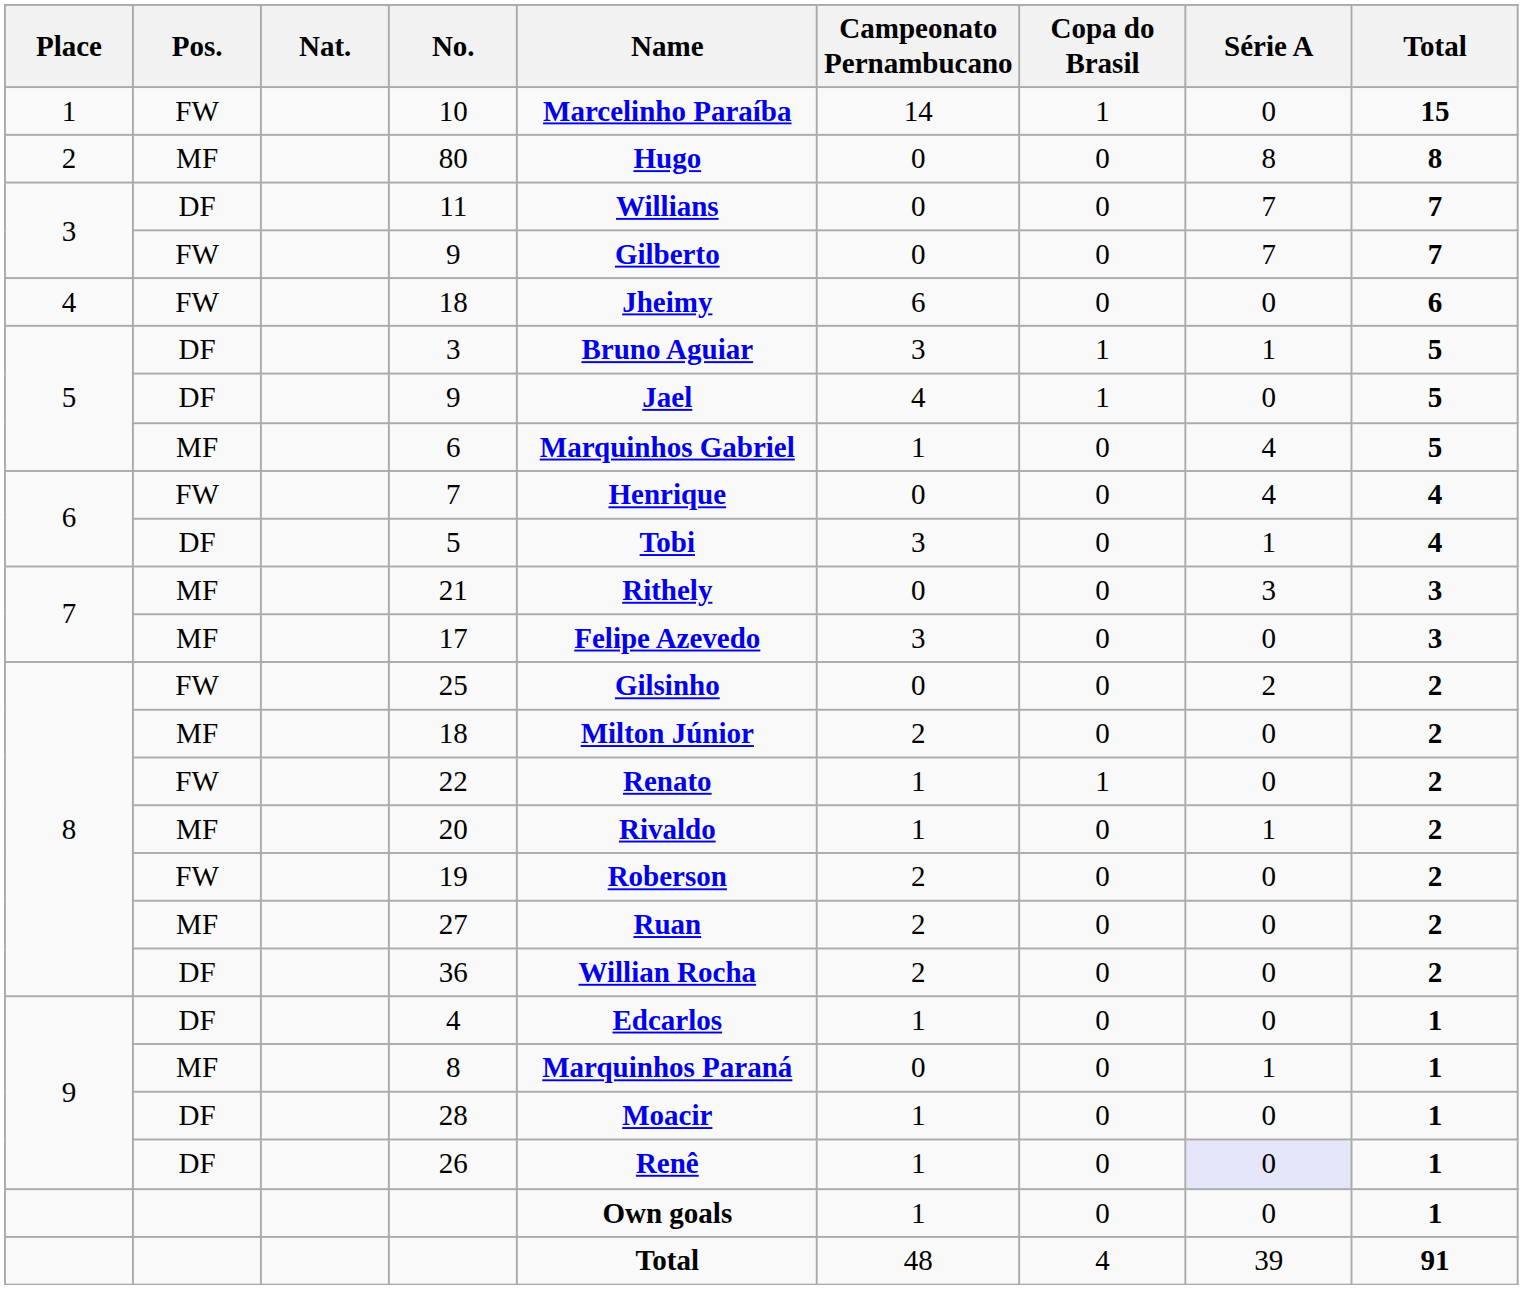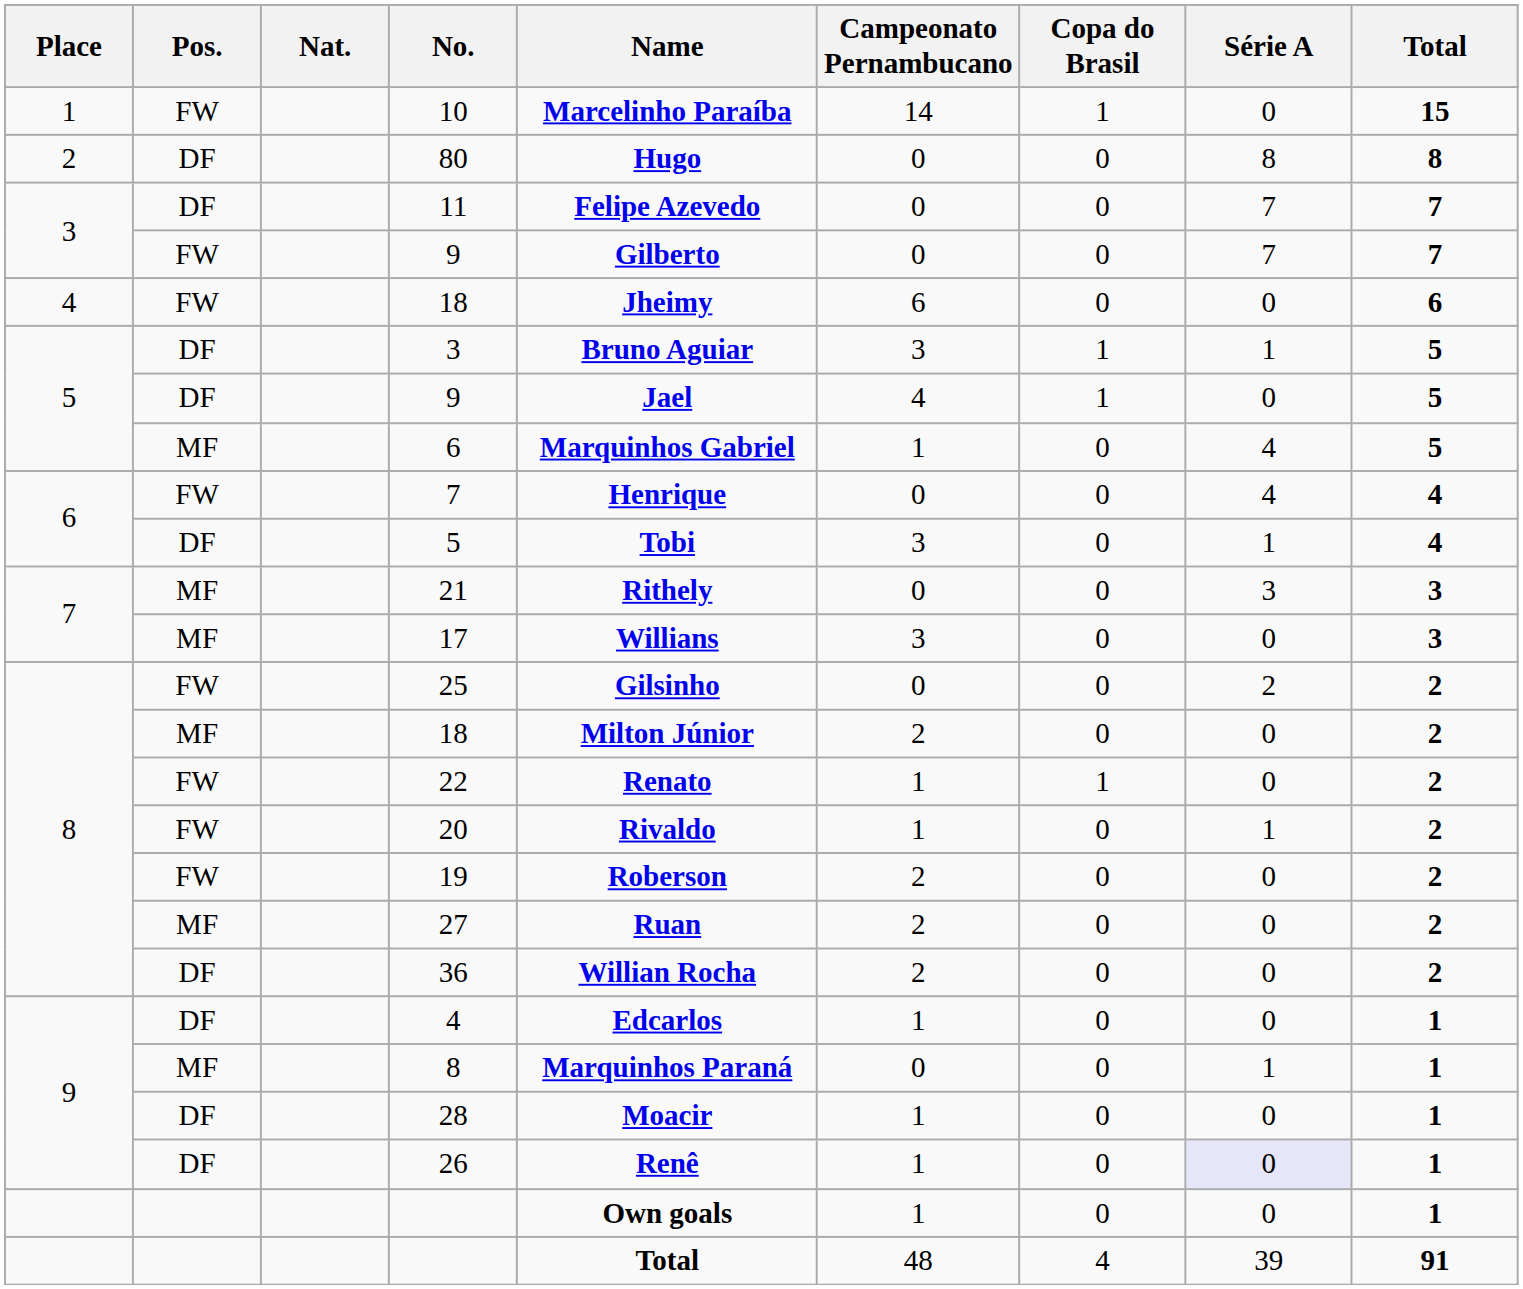(197, 158) MF -> (197, 158) DF
(667, 206) Willians -> (667, 206) Felipe Azevedo
(667, 637) Felipe Azevedo -> (667, 637) Willians
(197, 828) MF -> (197, 828) FW
